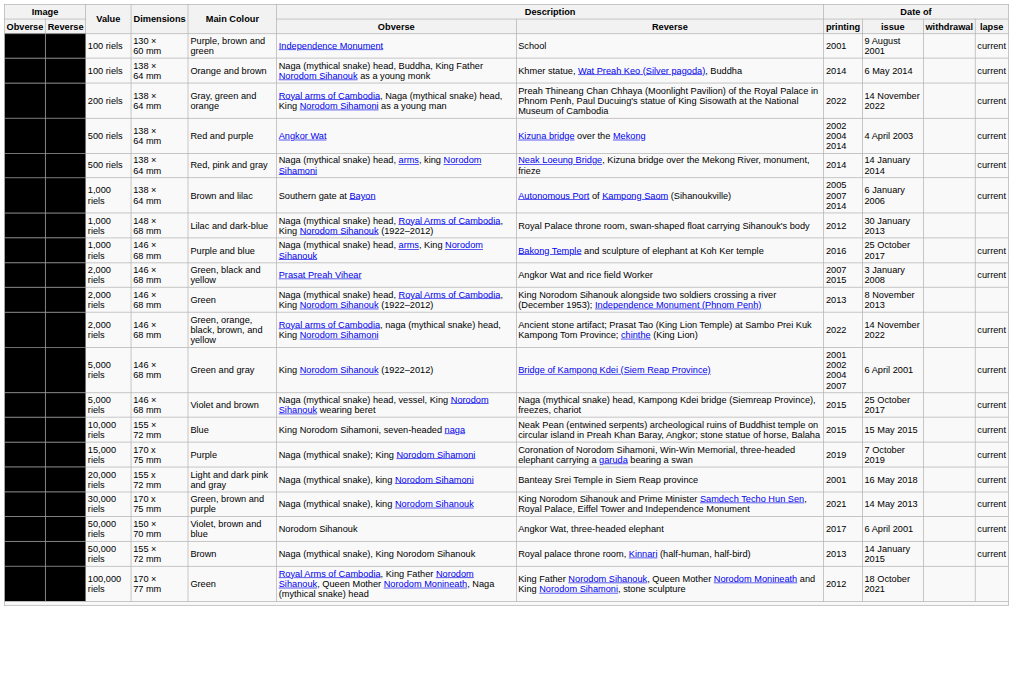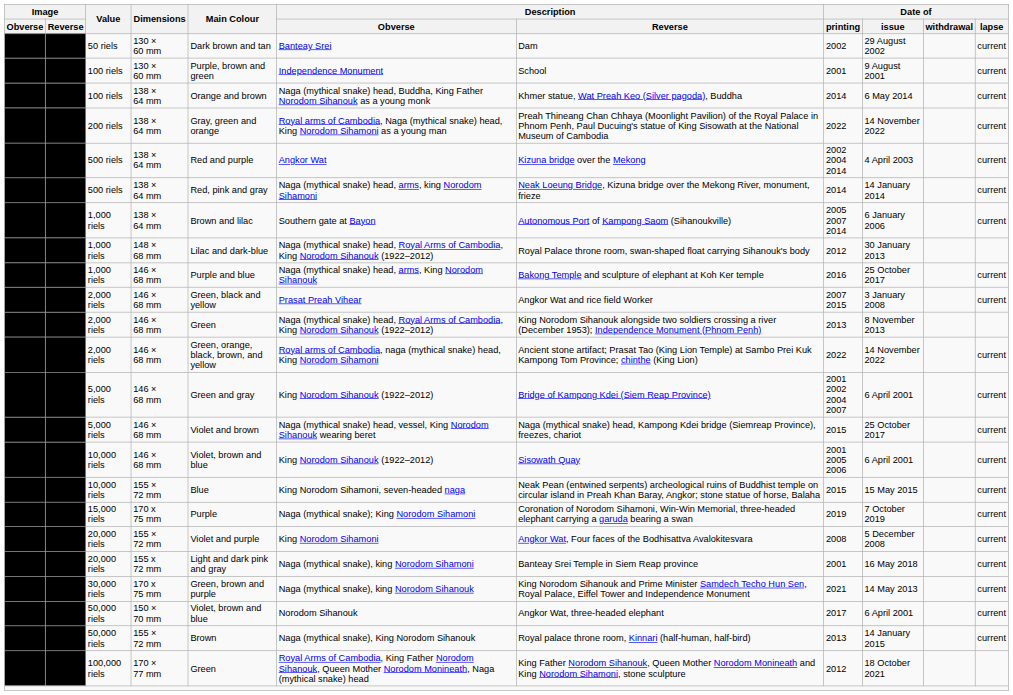+ row: (103, 46)
+ row: (102, 460)
+ row: (102, 540)
